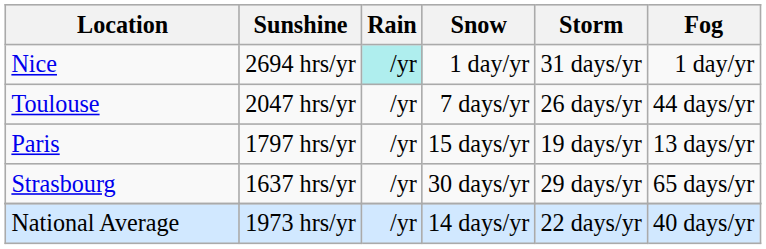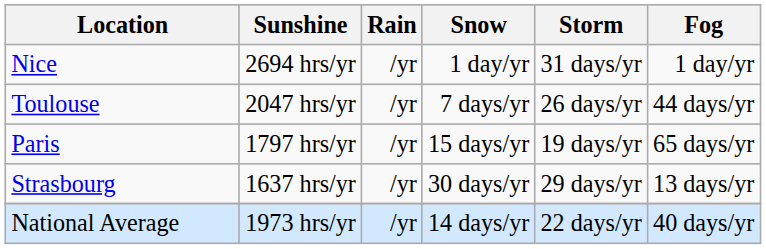(403, 64) paleturquoise background -> (403, 64) no background
(704, 143) 13 days/yr -> (704, 143) 65 days/yr
(704, 183) 65 days/yr -> (704, 183) 13 days/yr
